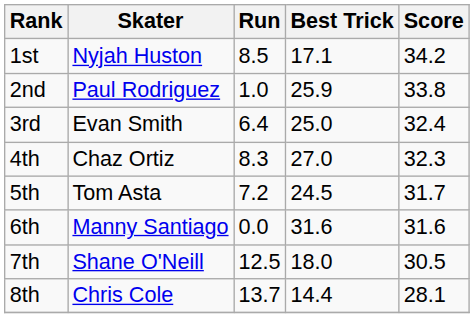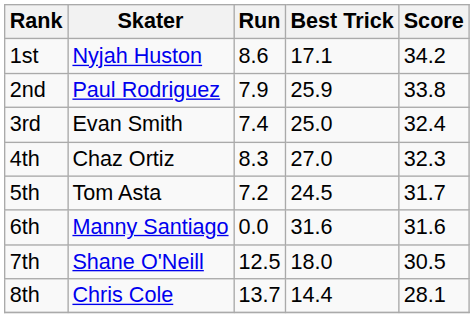(254, 55) 8.5 -> (254, 55) 8.6
(254, 90) 1.0 -> (254, 90) 7.9
(254, 124) 6.4 -> (254, 124) 7.4
